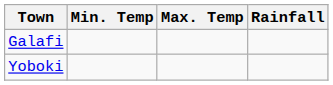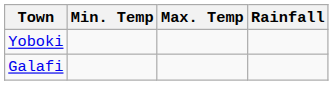rows swapped: (36, 67) <-> (36, 42)
